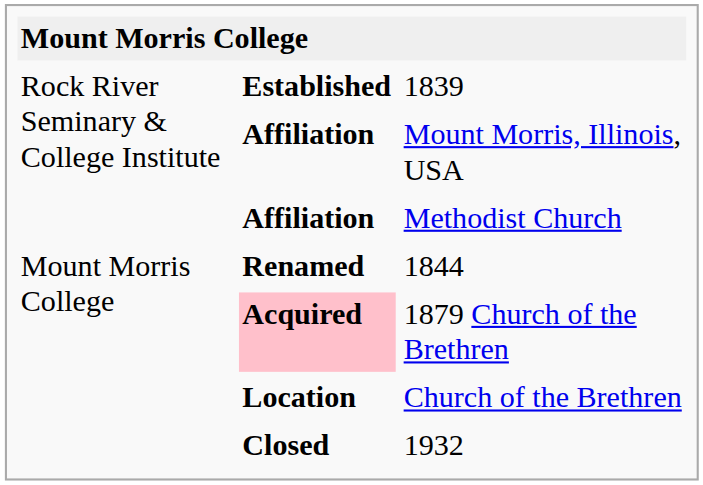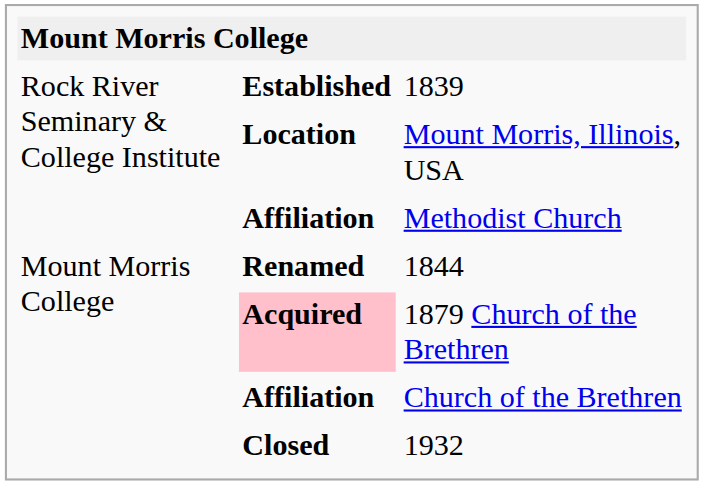(308, 133) Affiliation -> (299, 133) Location
(299, 397) Location -> (308, 397) Affiliation
